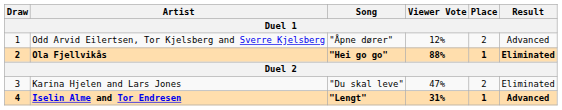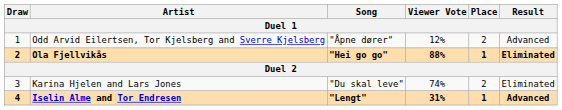(437, 84) 47% -> (437, 84) 74%
